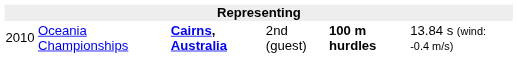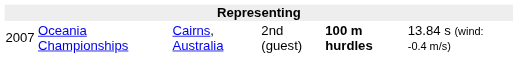(20, 38) 2010 -> (20, 38) 2007
(199, 38) bold -> (198, 38) normal
